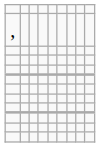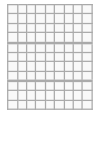- row: (13, 29)
